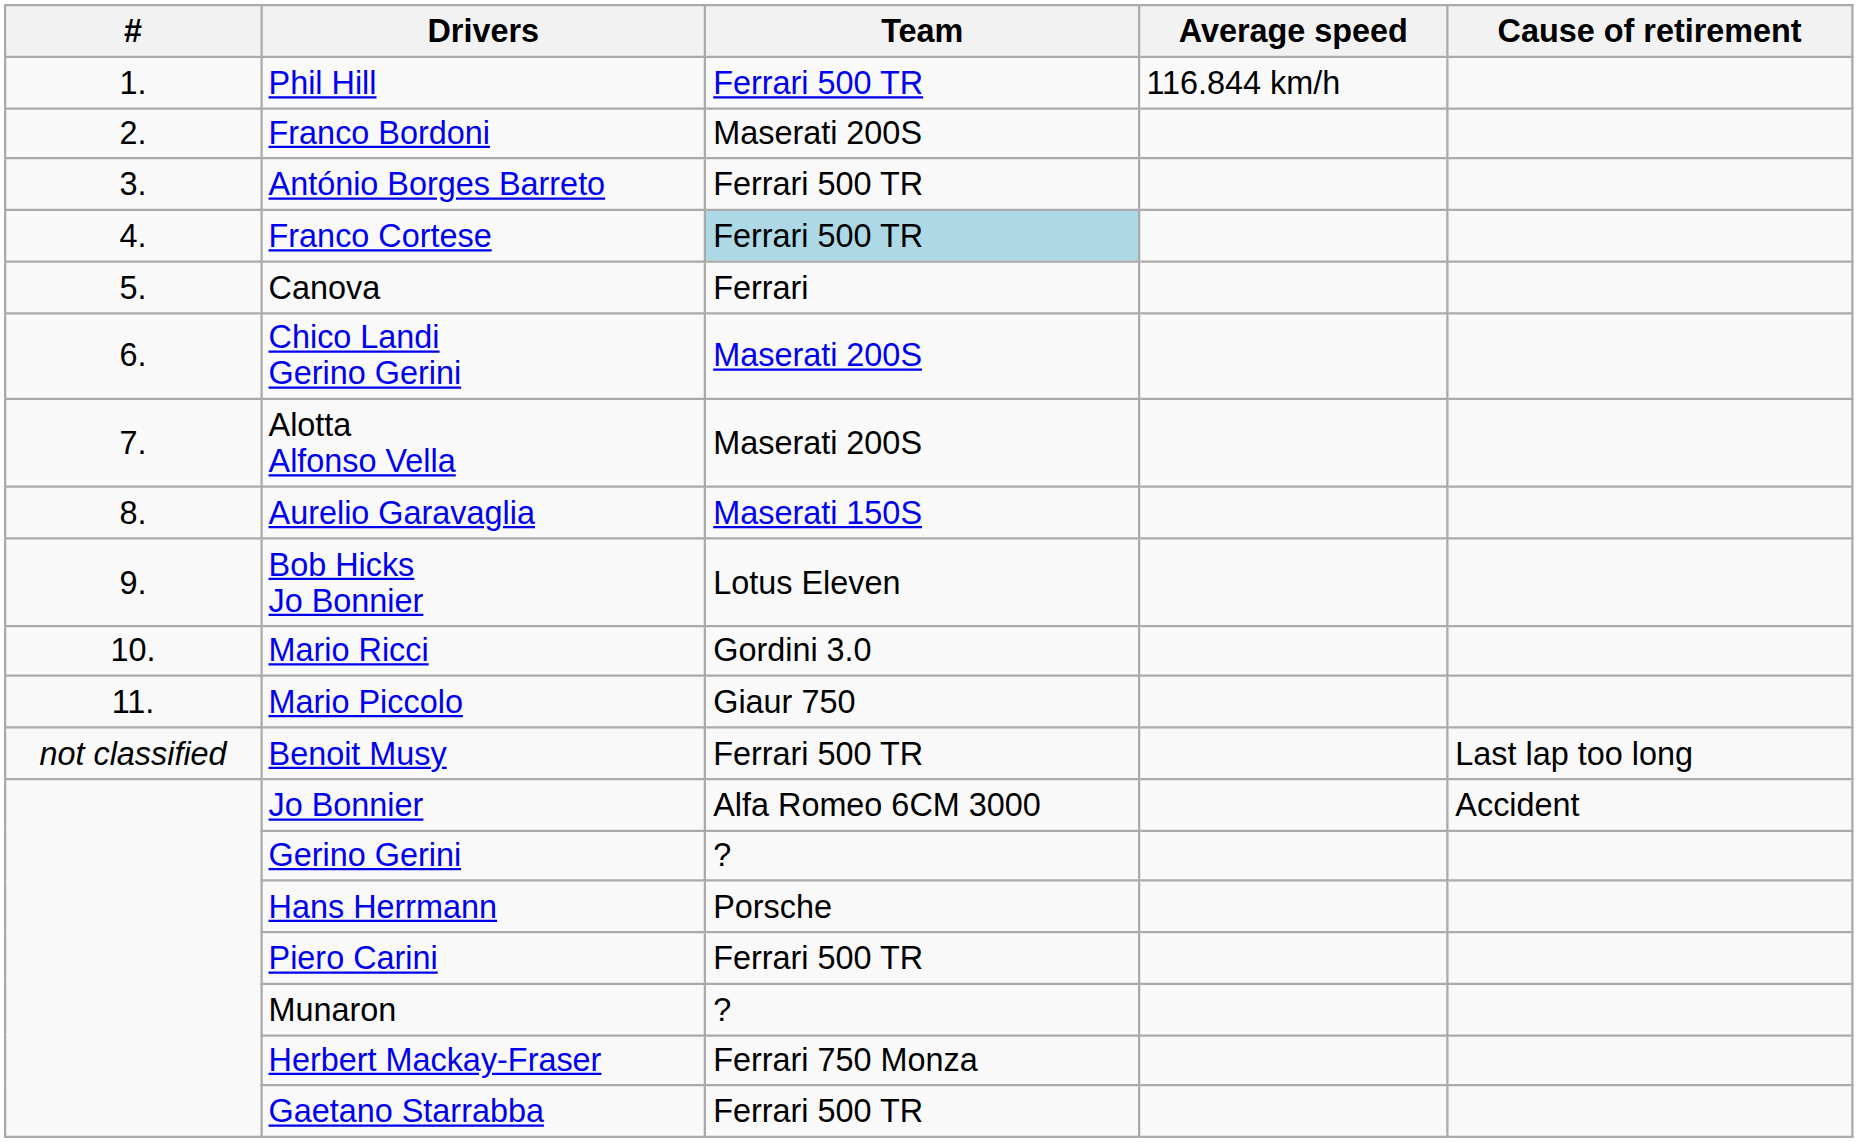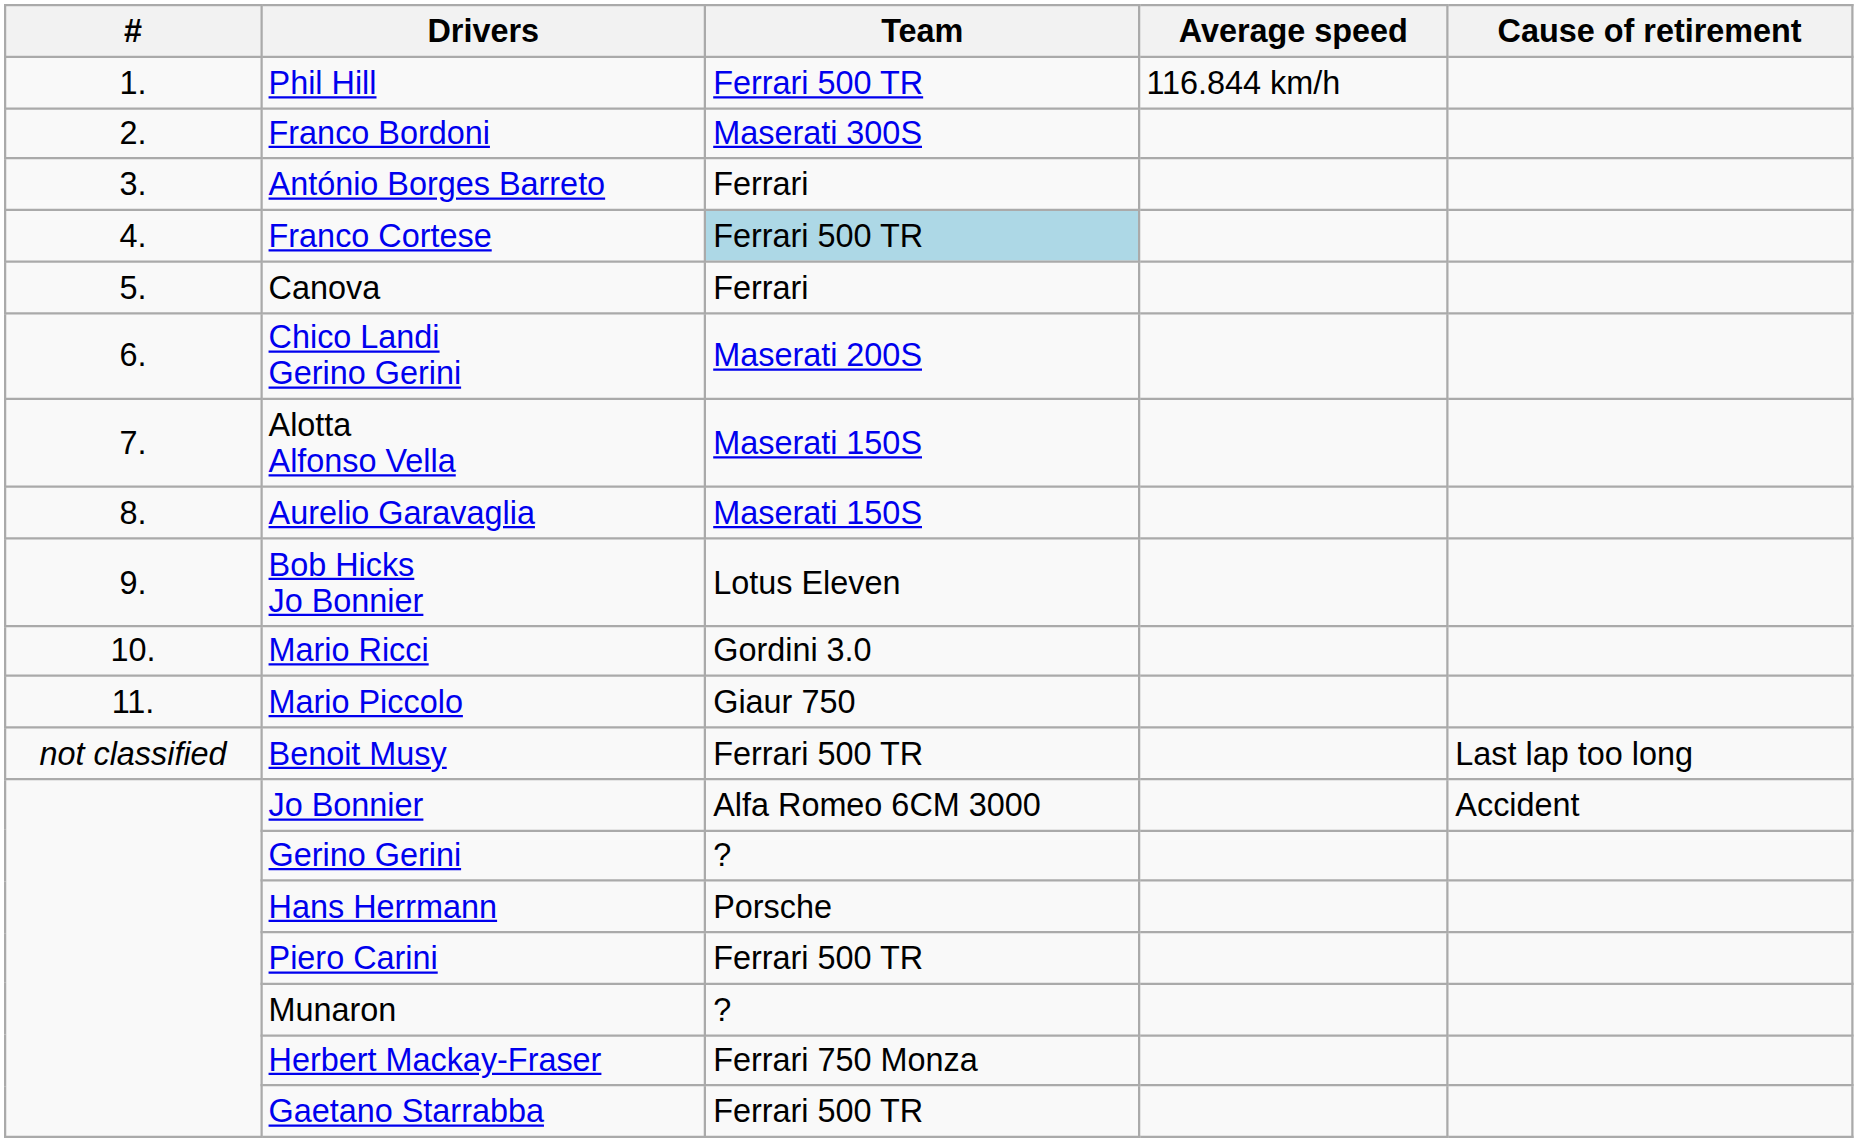(818, 133) Maserati 200S -> (818, 133) Maserati 300S
(818, 185) Ferrari 500 TR -> (761, 185) Ferrari
(818, 443) Maserati 200S -> (818, 443) Maserati 150S
